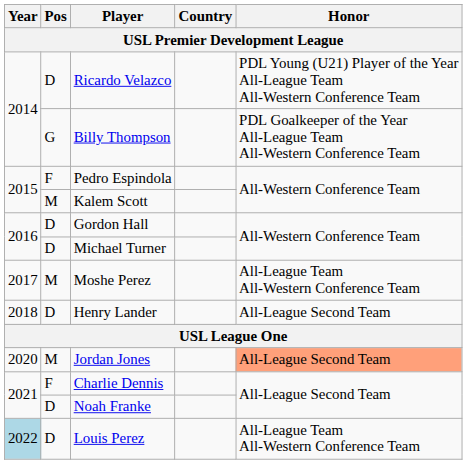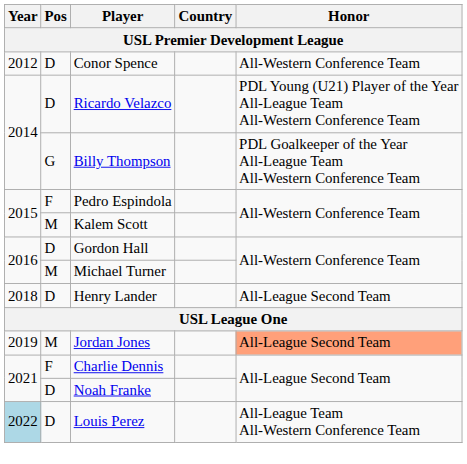+ row: (116, 63)
(50, 248) D -> (51, 272) M
- row: (112, 280)
(23, 359) 2020 -> (23, 342) 2019
